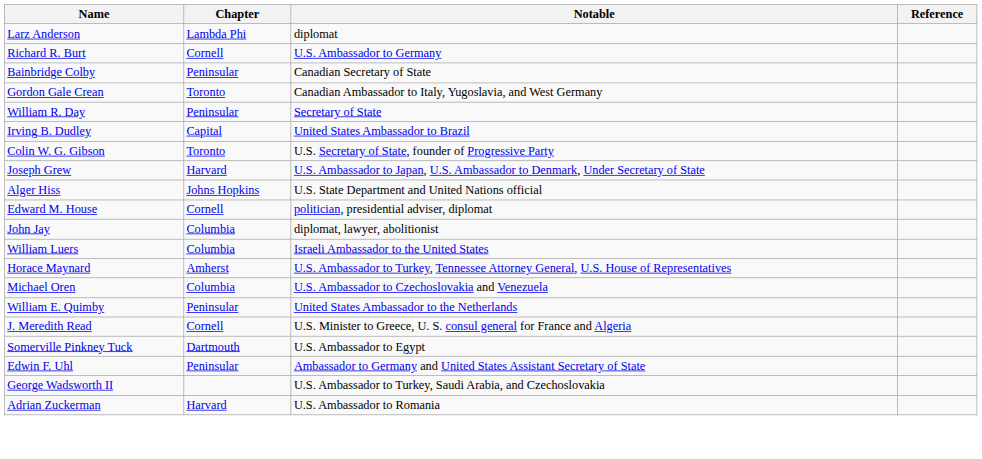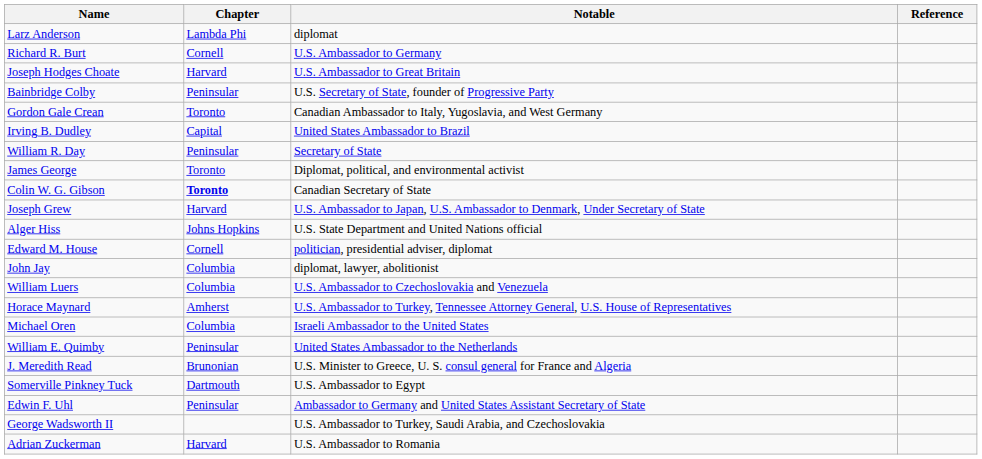+ row: (63, 72)
(362, 72) Canadian Secretary of State -> (424, 92) U.S. Secretary of State, founder of Progressive Party
rows swapped: (46, 111) <-> (49, 131)
+ row: (42, 170)
(206, 151) normal -> (207, 190) bold
(424, 151) U.S. Secretary of State, founder of Progressive Party -> (362, 190) Canadian Secretary of State
(391, 248) Israeli Ambassador to the United States -> (421, 287) U.S. Ambassador to Czechoslovakia and Venezuela
(421, 287) U.S. Ambassador to Czechoslovakia and Venezuela -> (391, 326) Israeli Ambassador to the United States
(205, 326) Cornell -> (212, 365) Brunonian
